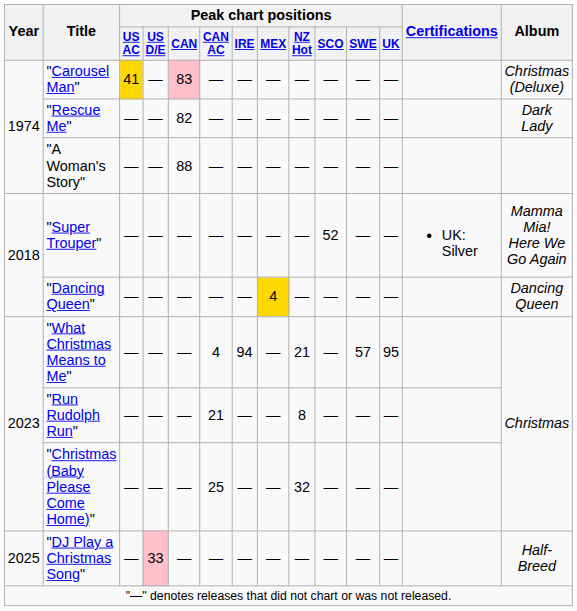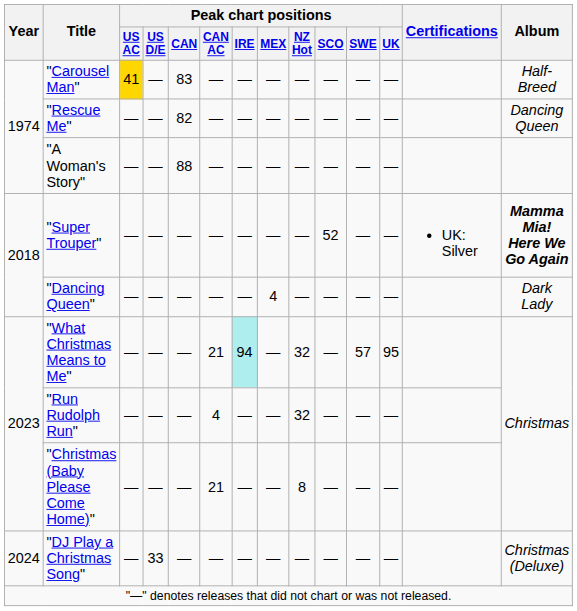(184, 79) pink background -> (184, 79) no background
(537, 79) Christmas (Deluxe) -> (537, 79) Half-Breed
(537, 118) Dark Lady -> (537, 118) Dancing Queen
(537, 235) normal -> (537, 235) bold
(273, 296) gold background -> (273, 296) no background
(537, 296) Dancing Queen -> (537, 296) Dark Lady
(216, 352) 4 -> (216, 352) 21
(245, 352) no background -> (245, 352) paleturquoise background
(302, 352) 21 -> (302, 352) 32
(216, 415) 21 -> (216, 415) 4
(302, 415) 8 -> (302, 415) 32
(216, 486) 25 -> (216, 486) 21
(302, 486) 32 -> (302, 486) 8
(24, 558) 2025 -> (24, 558) 2024
(156, 558) pink background -> (156, 558) no background
(537, 558) Half-Breed -> (537, 558) Christmas (Deluxe)
